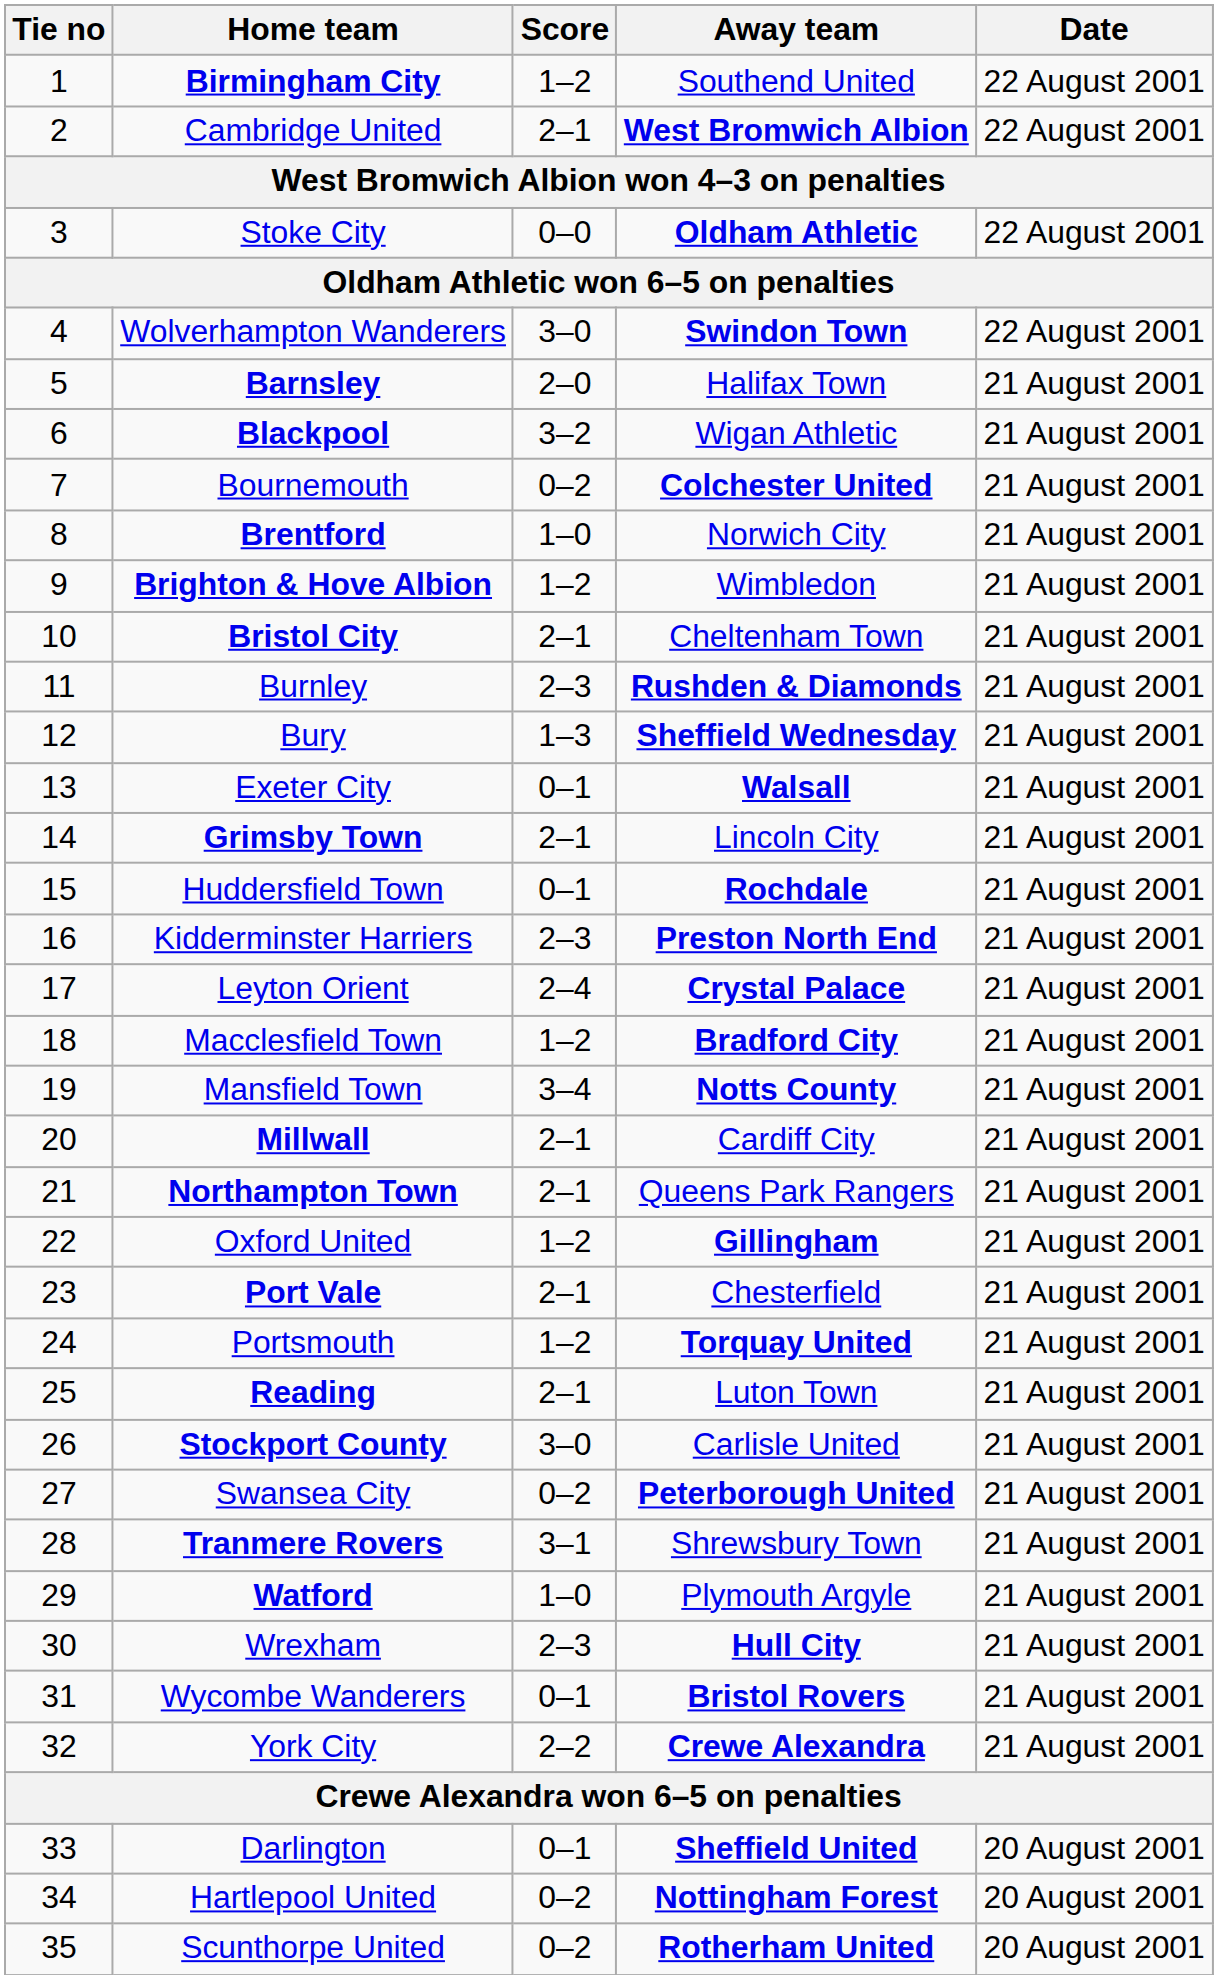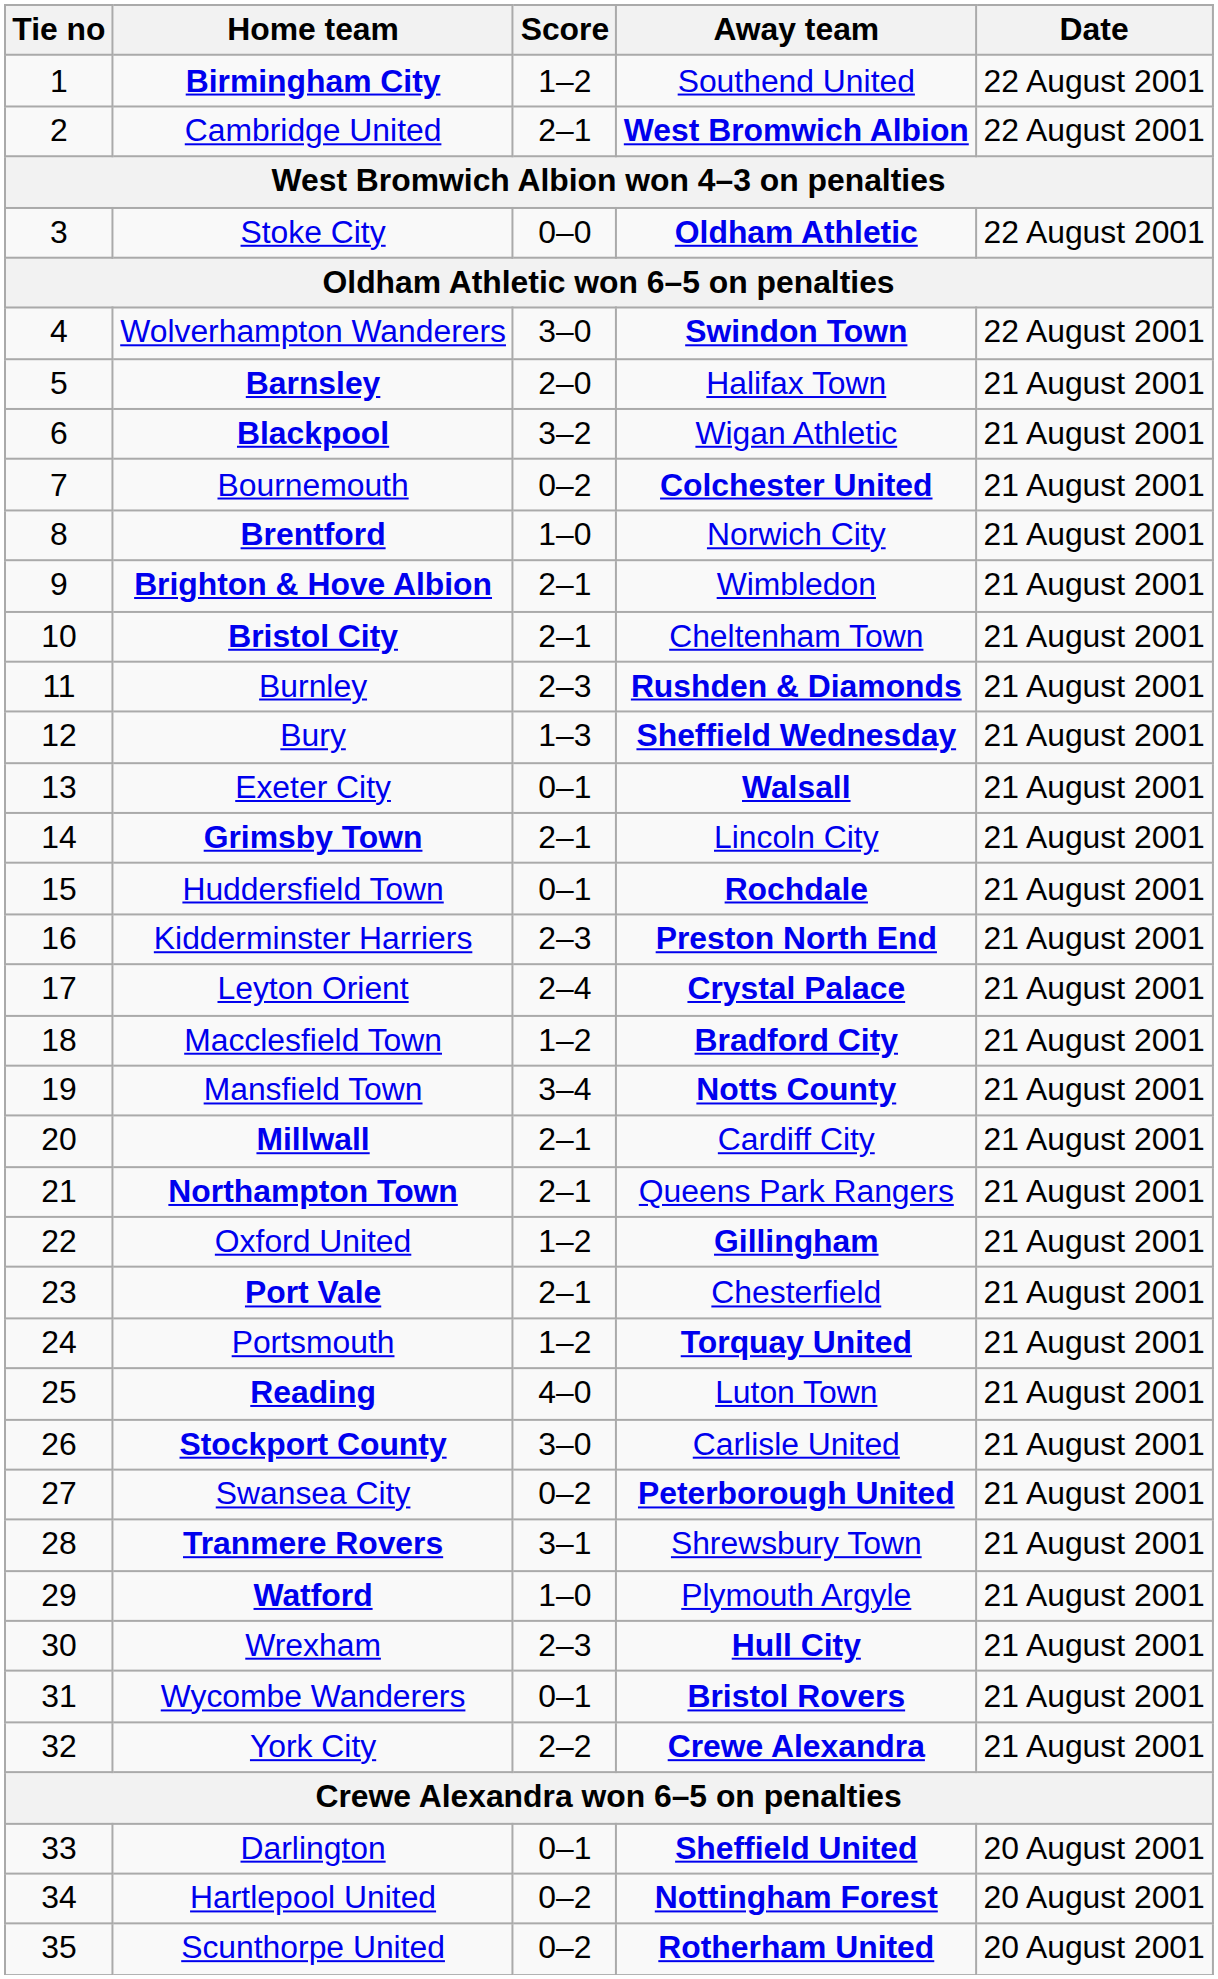(565, 585) 1–2 -> (565, 585) 2–1
(565, 1393) 2–1 -> (565, 1393) 4–0
